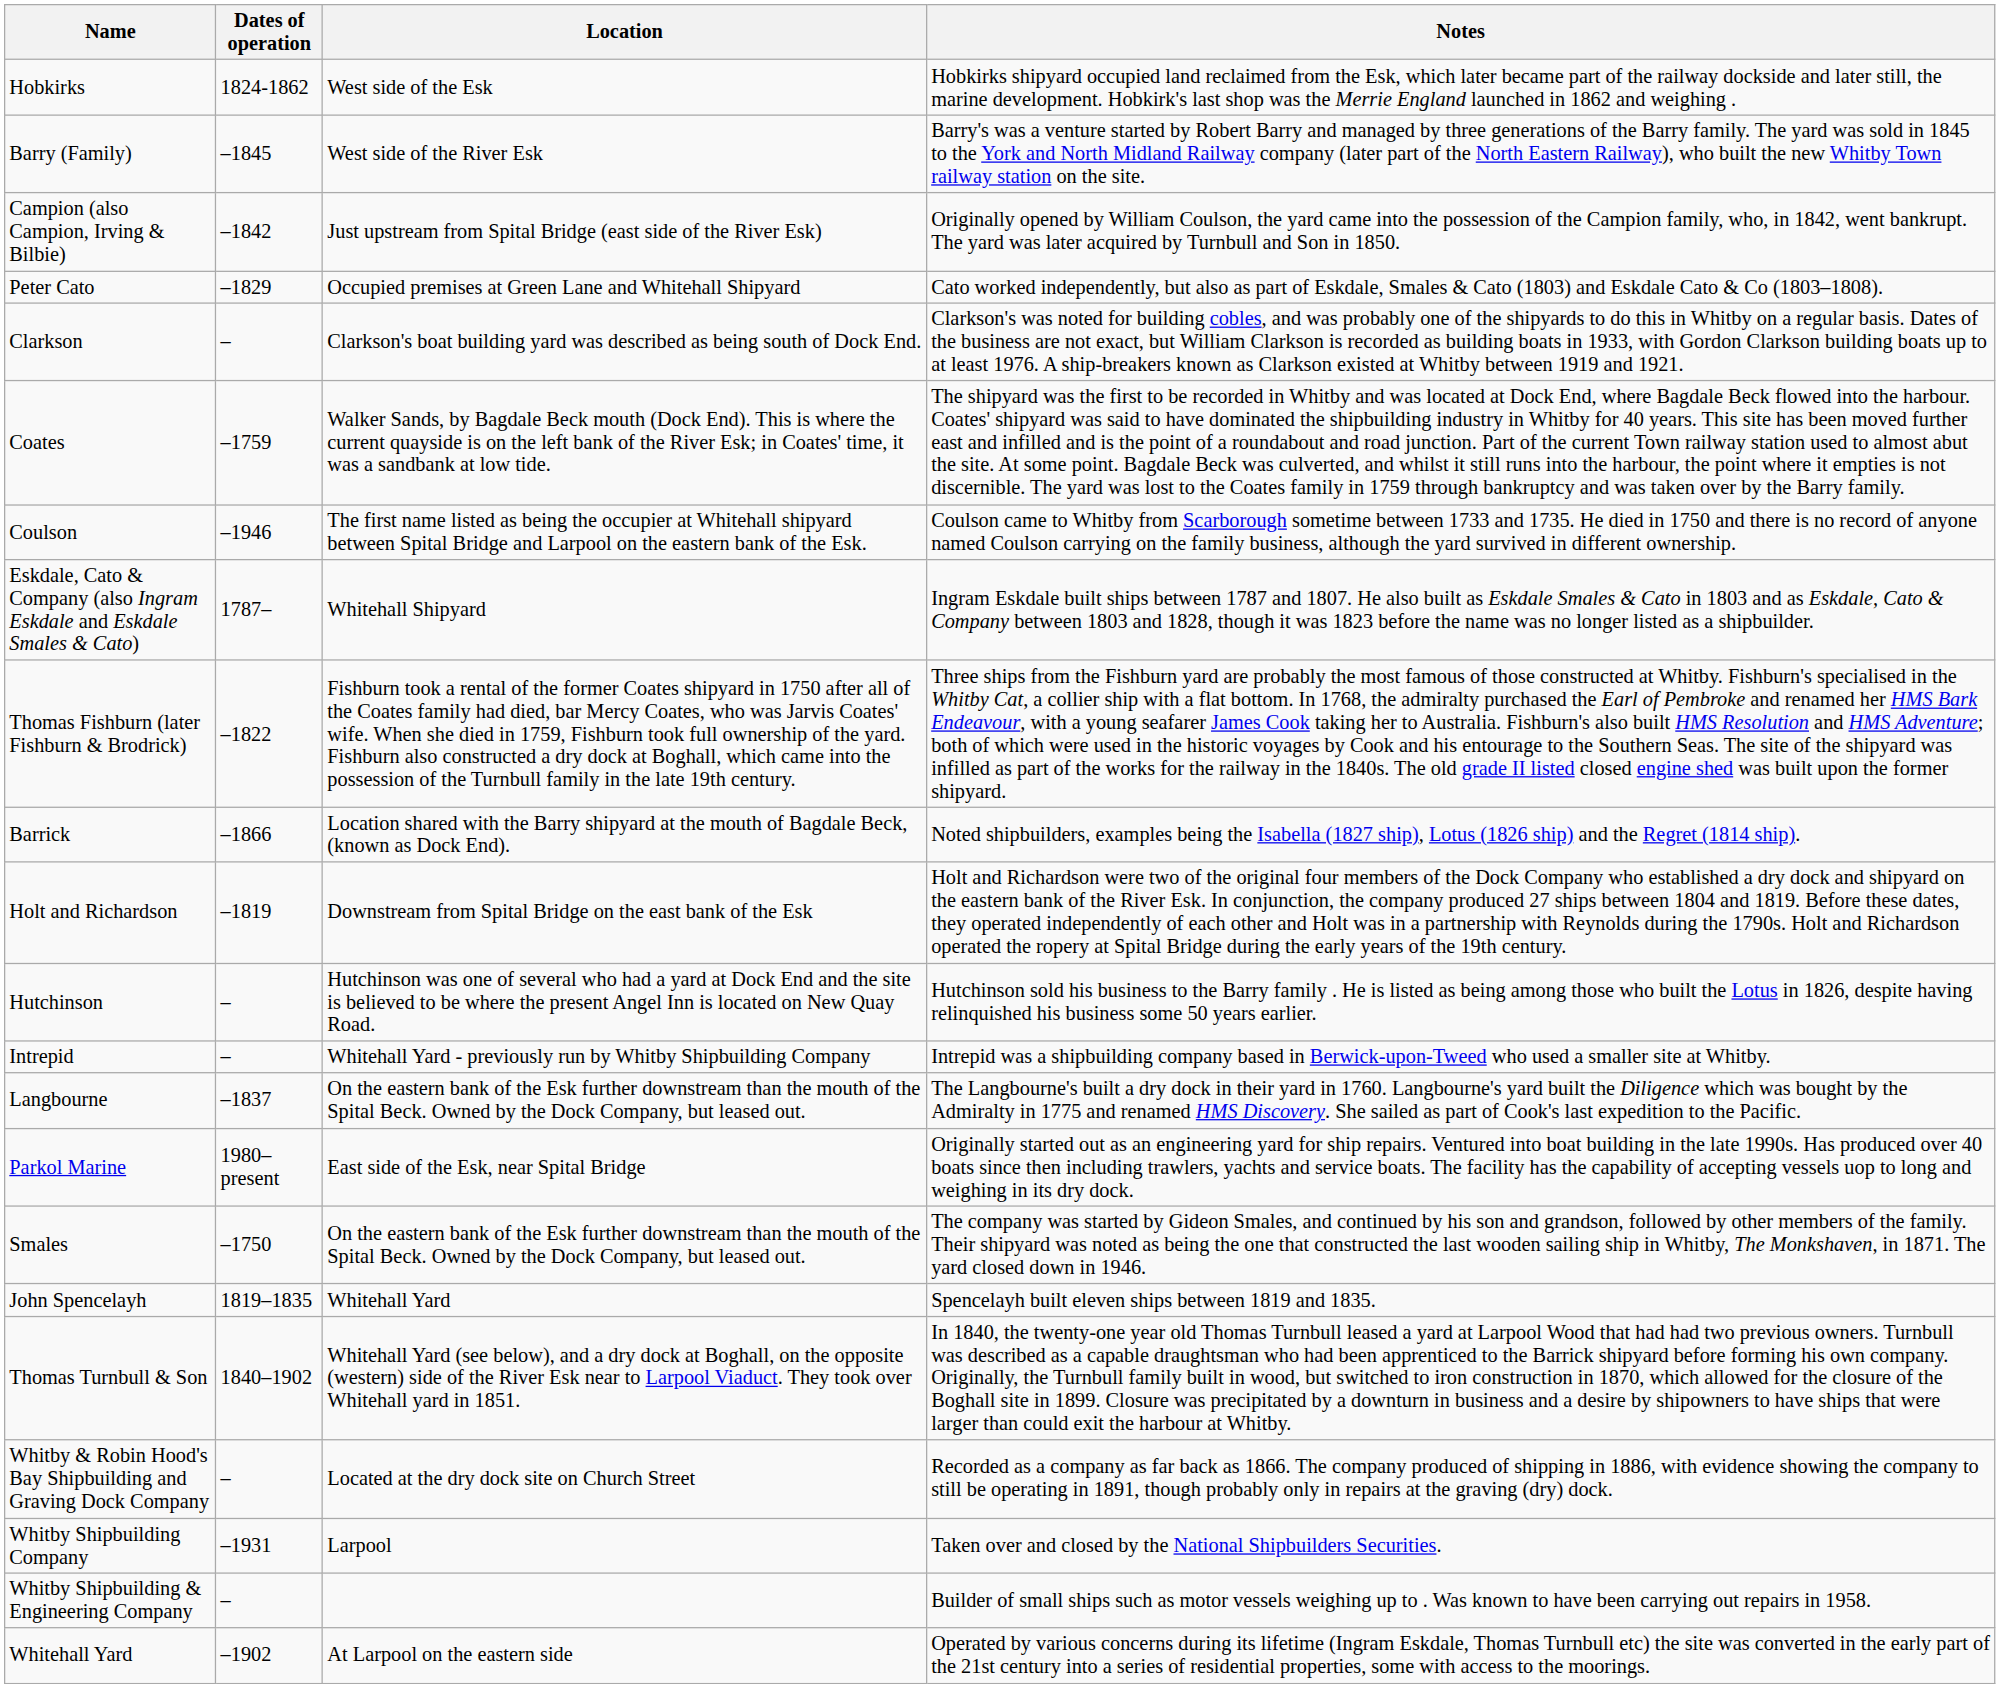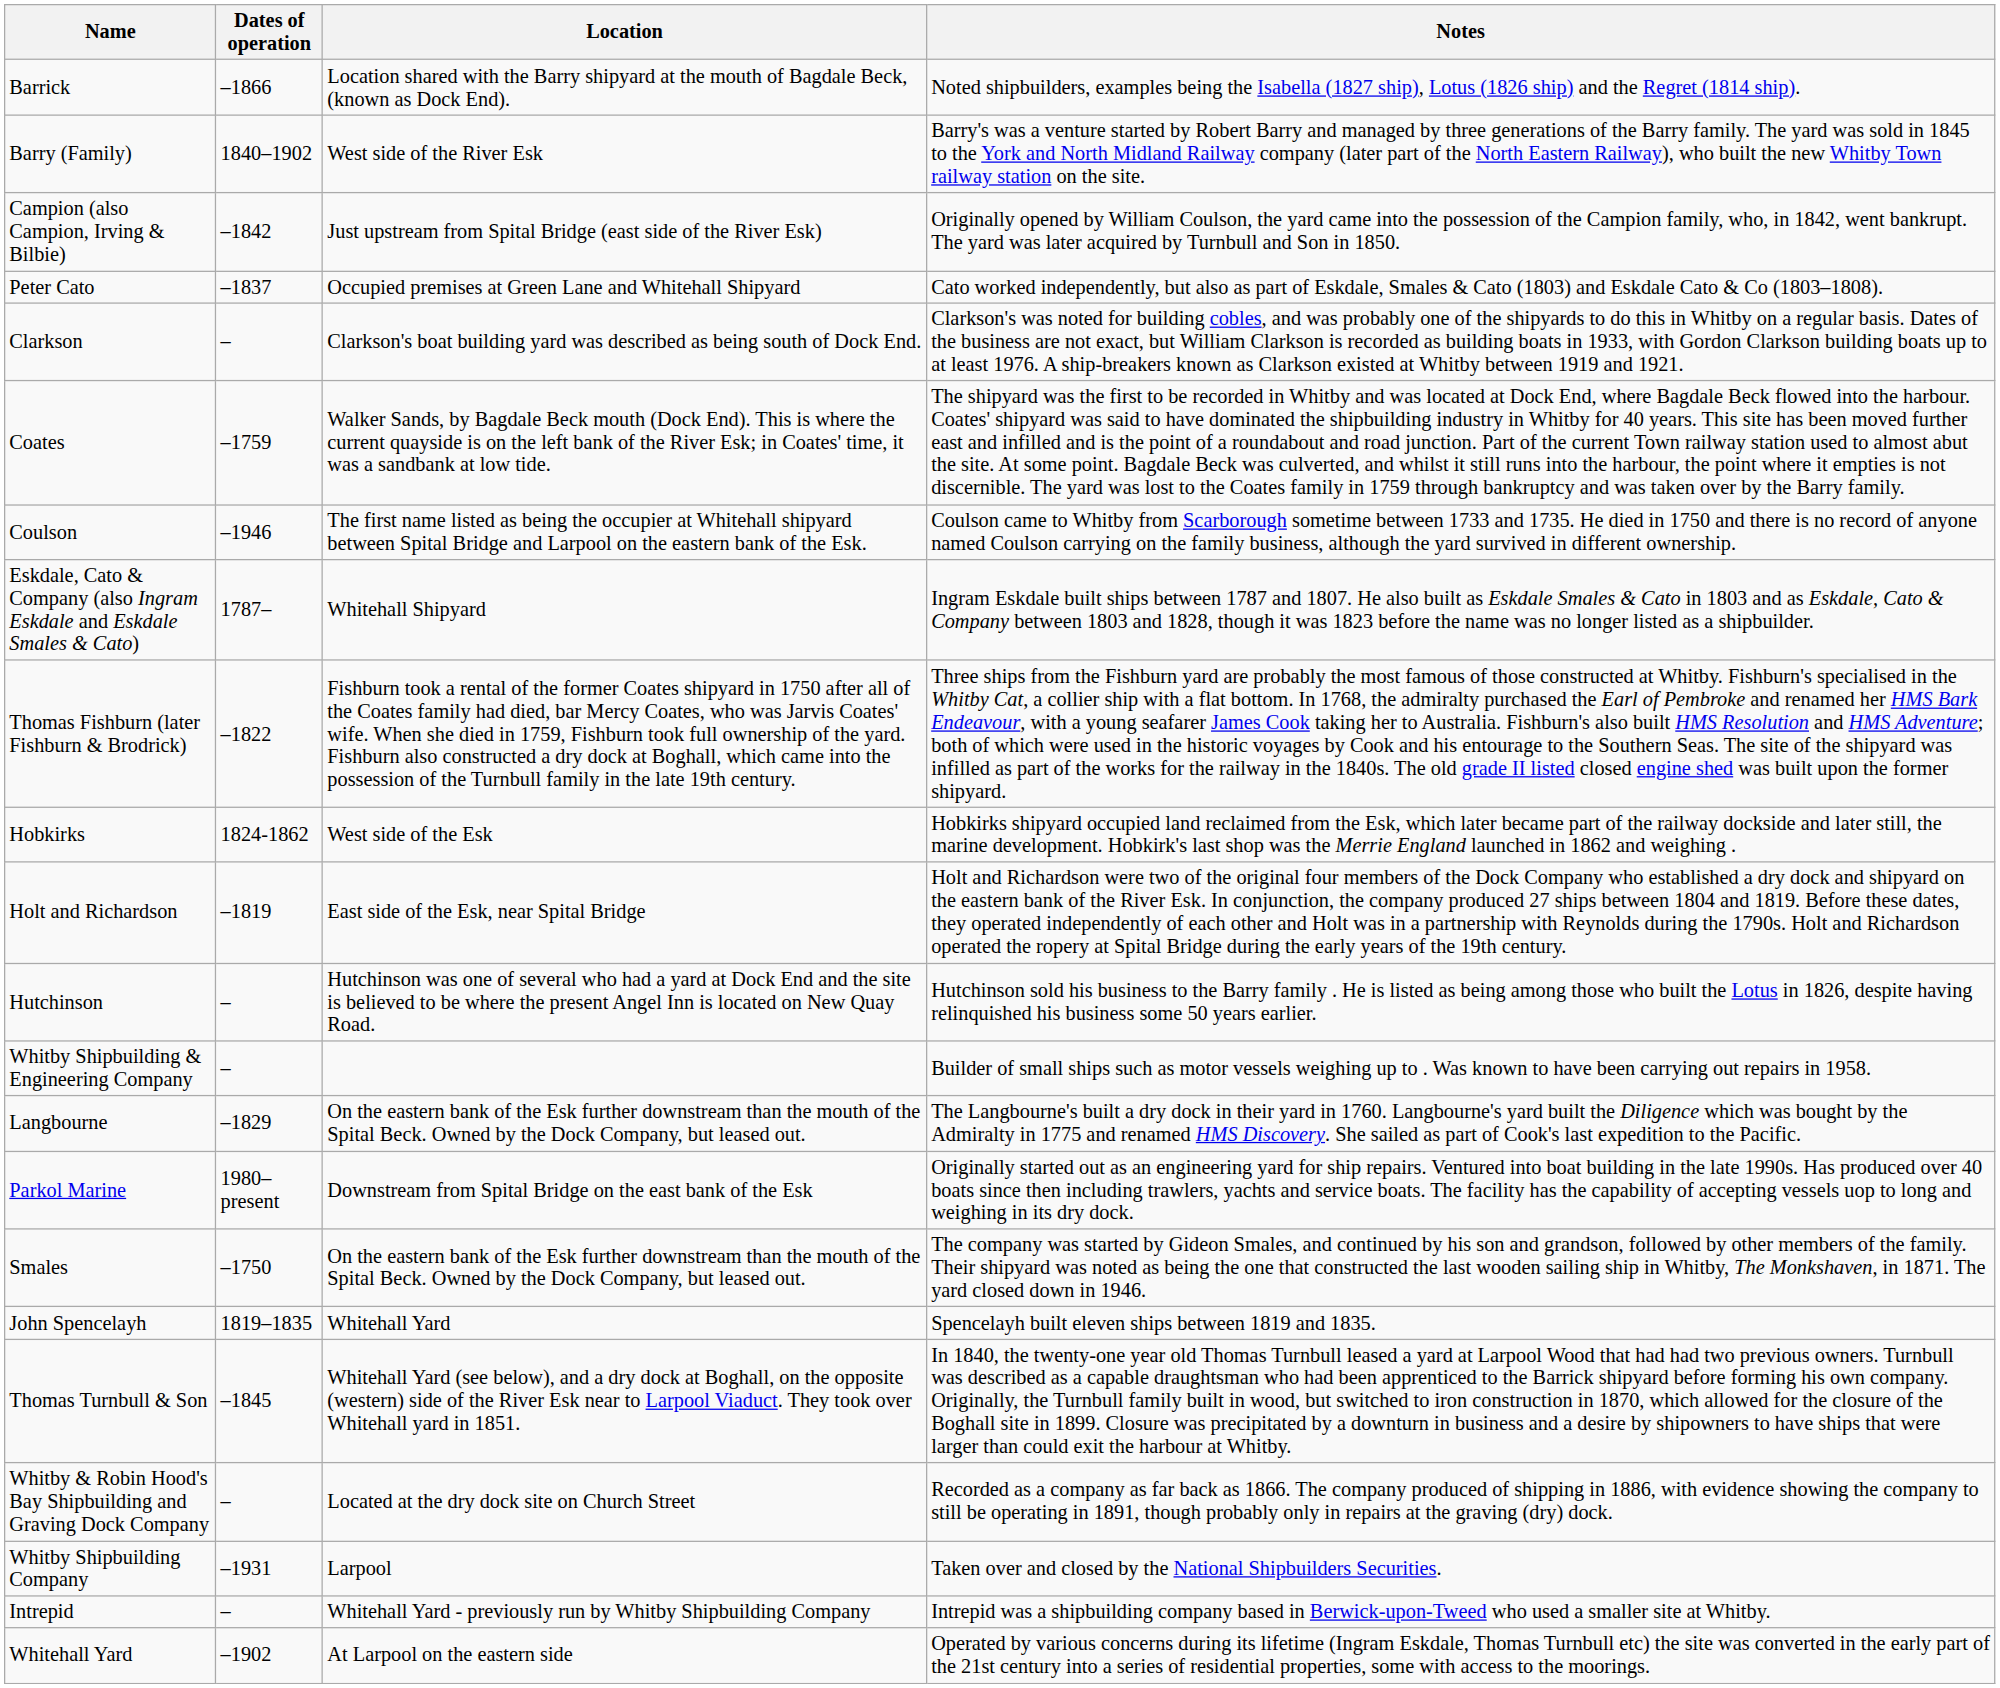rows swapped: (40, 834) <-> (47, 87)
(246, 153) –1845 -> (266, 153) 1840–1902
(246, 286) –1829 -> (246, 286) –1837
(570, 912) Downstream from Spital Bridge on the east bank of the Esk -> (486, 912) East side of the Esk, near Spital Bridge
rows swapped: (41, 1056) <-> (105, 1600)
(246, 1100) –1837 -> (246, 1123) –1829
(486, 1166) East side of the Esk, near Spital Bridge -> (570, 1189) Downstream from Spital Bridge on the east bank of the Esk
(266, 1377) 1840–1902 -> (246, 1400) –1845
